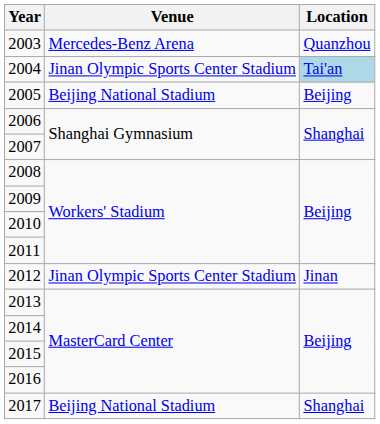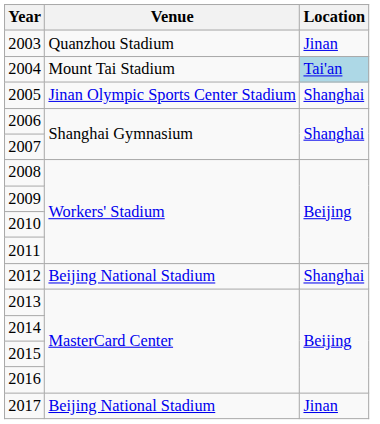(121, 43) Mercedes-Benz Arena -> (111, 43) Quanzhou Stadium
(337, 43) Quanzhou -> (321, 43) Jinan
(172, 69) Jinan Olympic Sports Center Stadium -> (112, 69) Mount Tai Stadium
(132, 95) Beijing National Stadium -> (172, 95) Jinan Olympic Sports Center Stadium
(327, 95) Beijing -> (334, 95) Shanghai
(172, 276) Jinan Olympic Sports Center Stadium -> (132, 276) Beijing National Stadium
(321, 276) Jinan -> (334, 276) Shanghai
(334, 405) Shanghai -> (321, 405) Jinan
